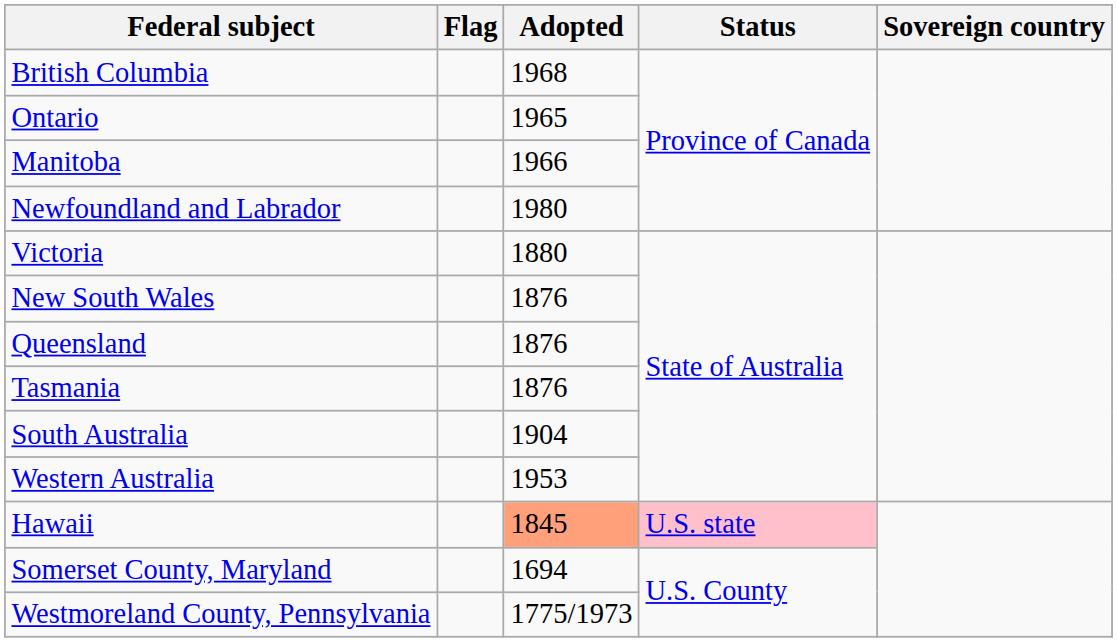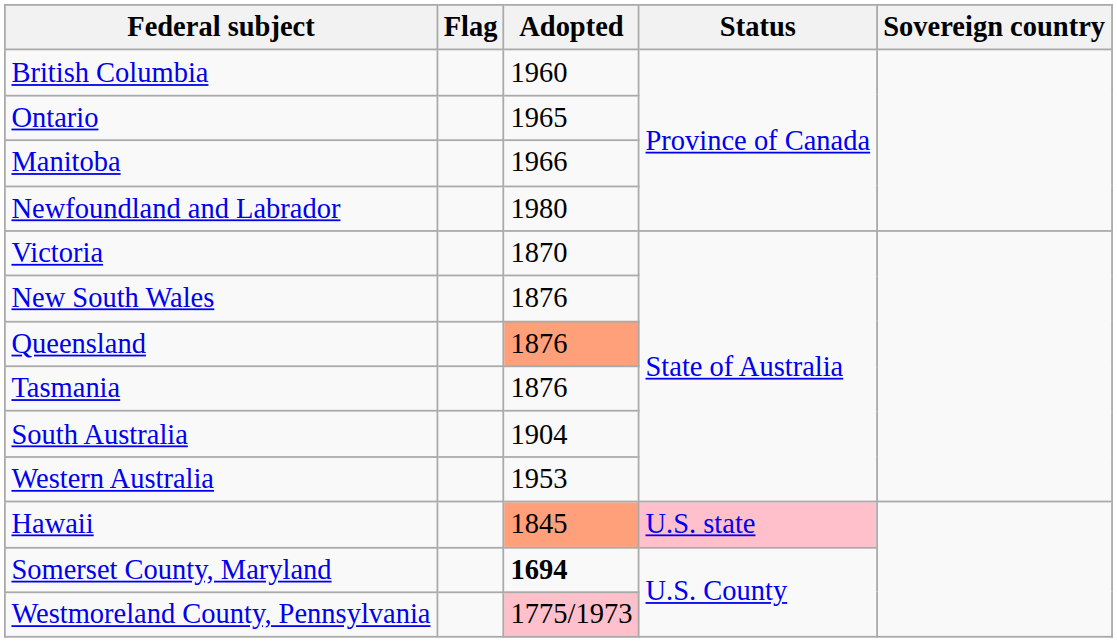(539, 72) 1968 -> (539, 72) 1960
(539, 252) 1880 -> (539, 252) 1870
(539, 343) no background -> (539, 343) lightsalmon background
(539, 569) normal -> (539, 569) bold
(571, 614) no background -> (571, 614) pink background
